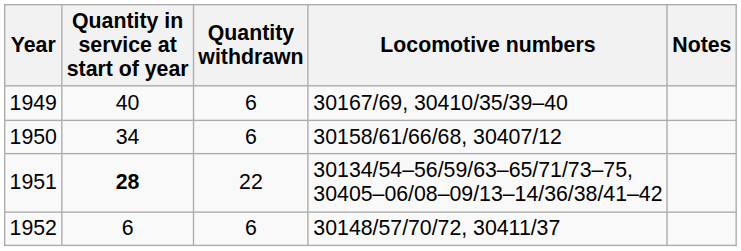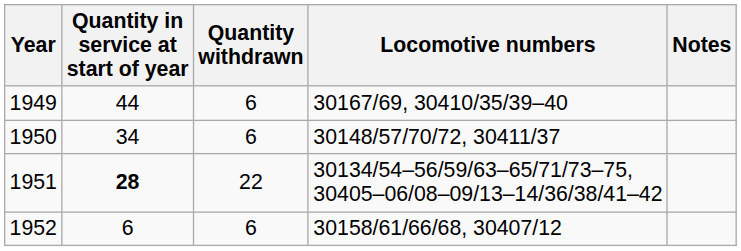(128, 103) 40 -> (128, 103) 44
(438, 136) 30158/61/66/68, 30407/12 -> (437, 136) 30148/57/70/72, 30411/37
(437, 228) 30148/57/70/72, 30411/37 -> (438, 228) 30158/61/66/68, 30407/12
